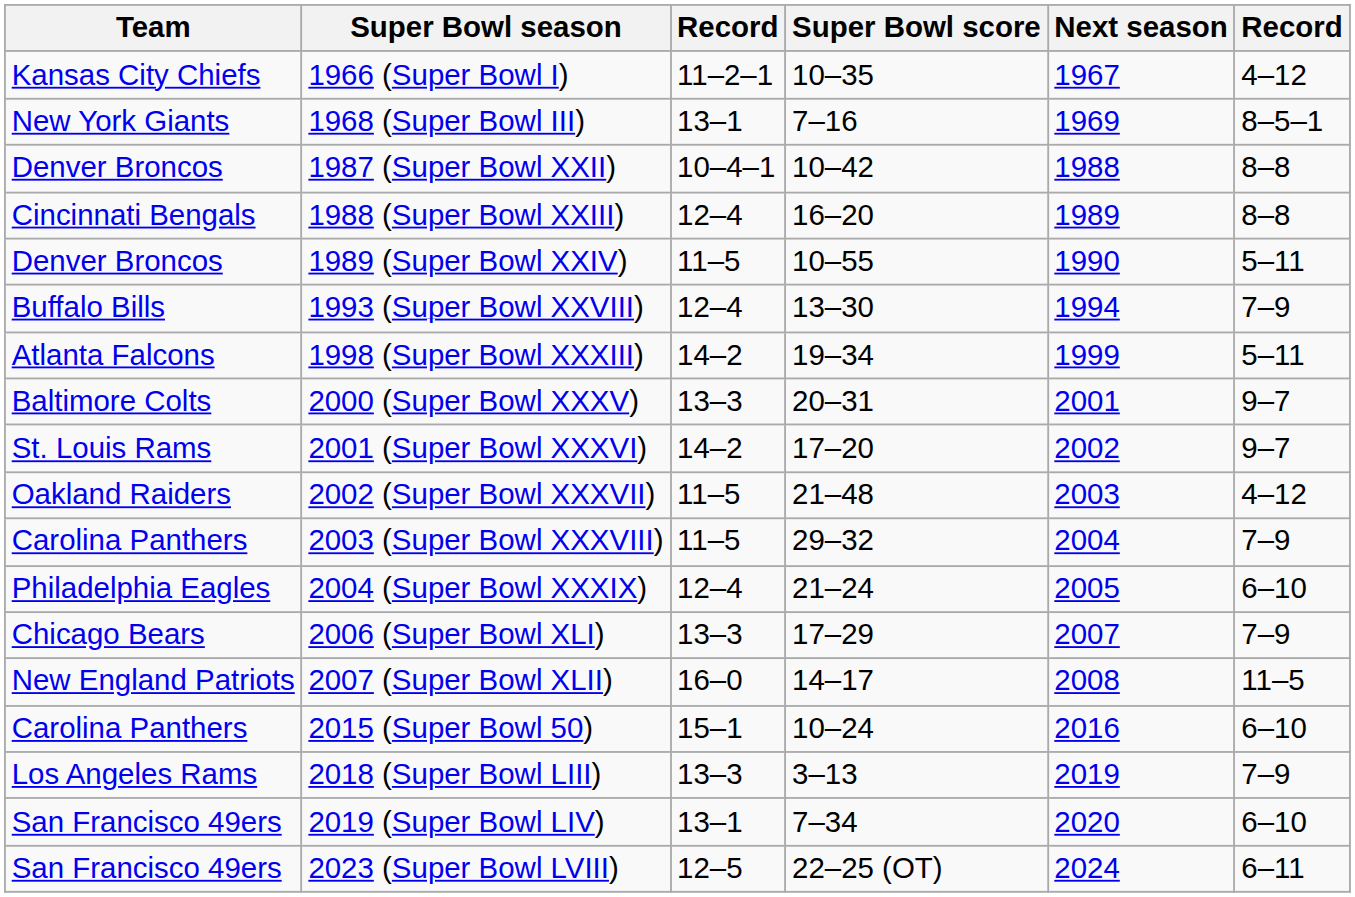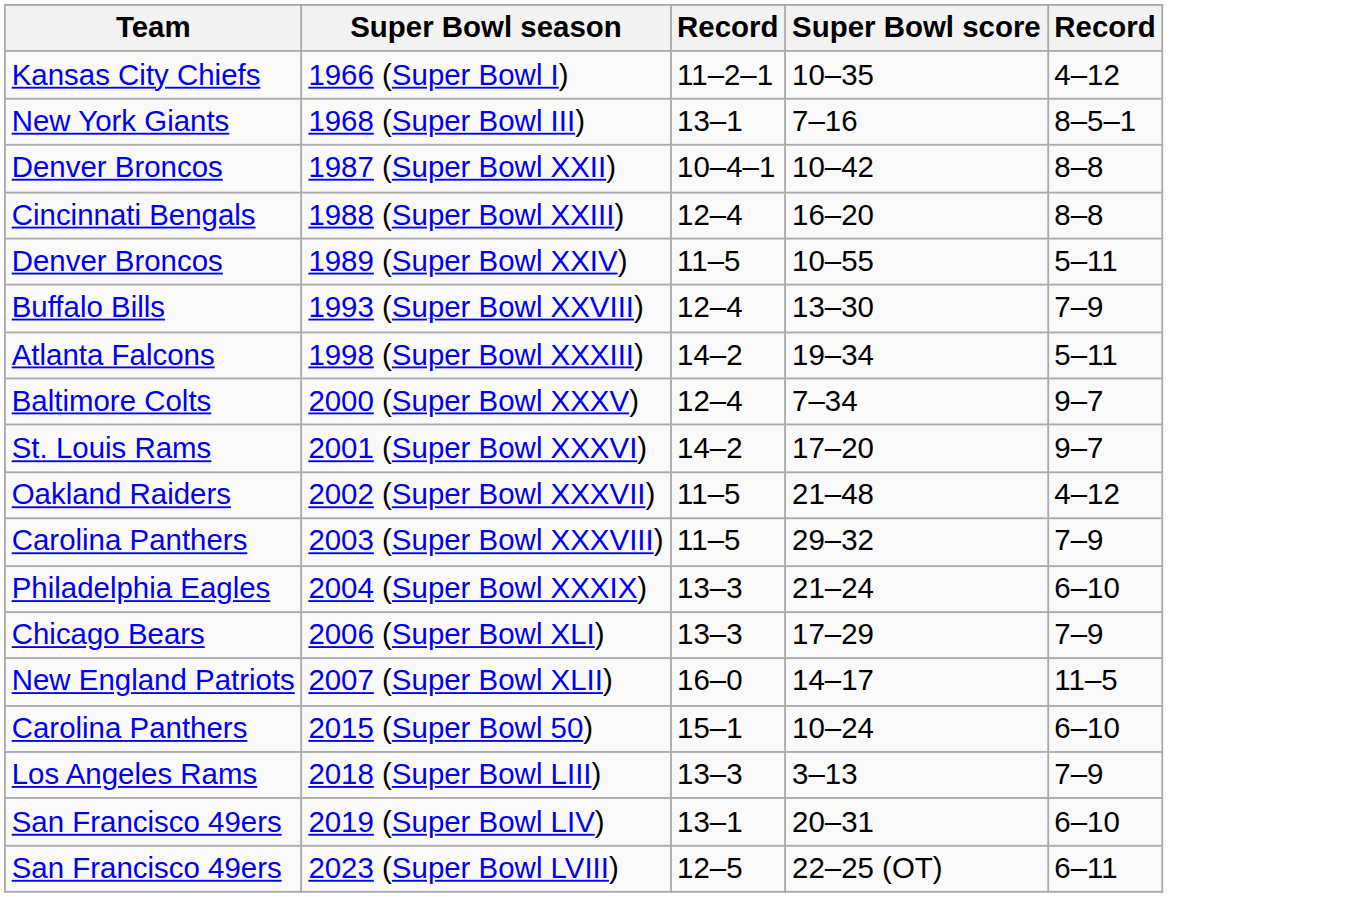- column: (1141, 27)
(710, 401) 13–3 -> (710, 401) 12–4
(833, 401) 20–31 -> (825, 401) 7–34
(710, 588) 12–4 -> (710, 588) 13–3
(825, 821) 7–34 -> (833, 821) 20–31
